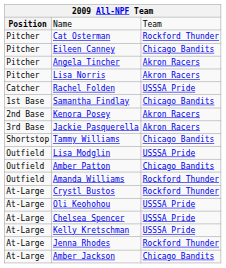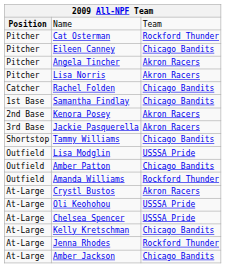(169, 88) USSSA Pride -> (178, 88) Chicago Bandits
(181, 192) Rockford Thunder -> (171, 192) Akron Racers
(169, 230) USSSA Pride -> (178, 230) Chicago Bandits
